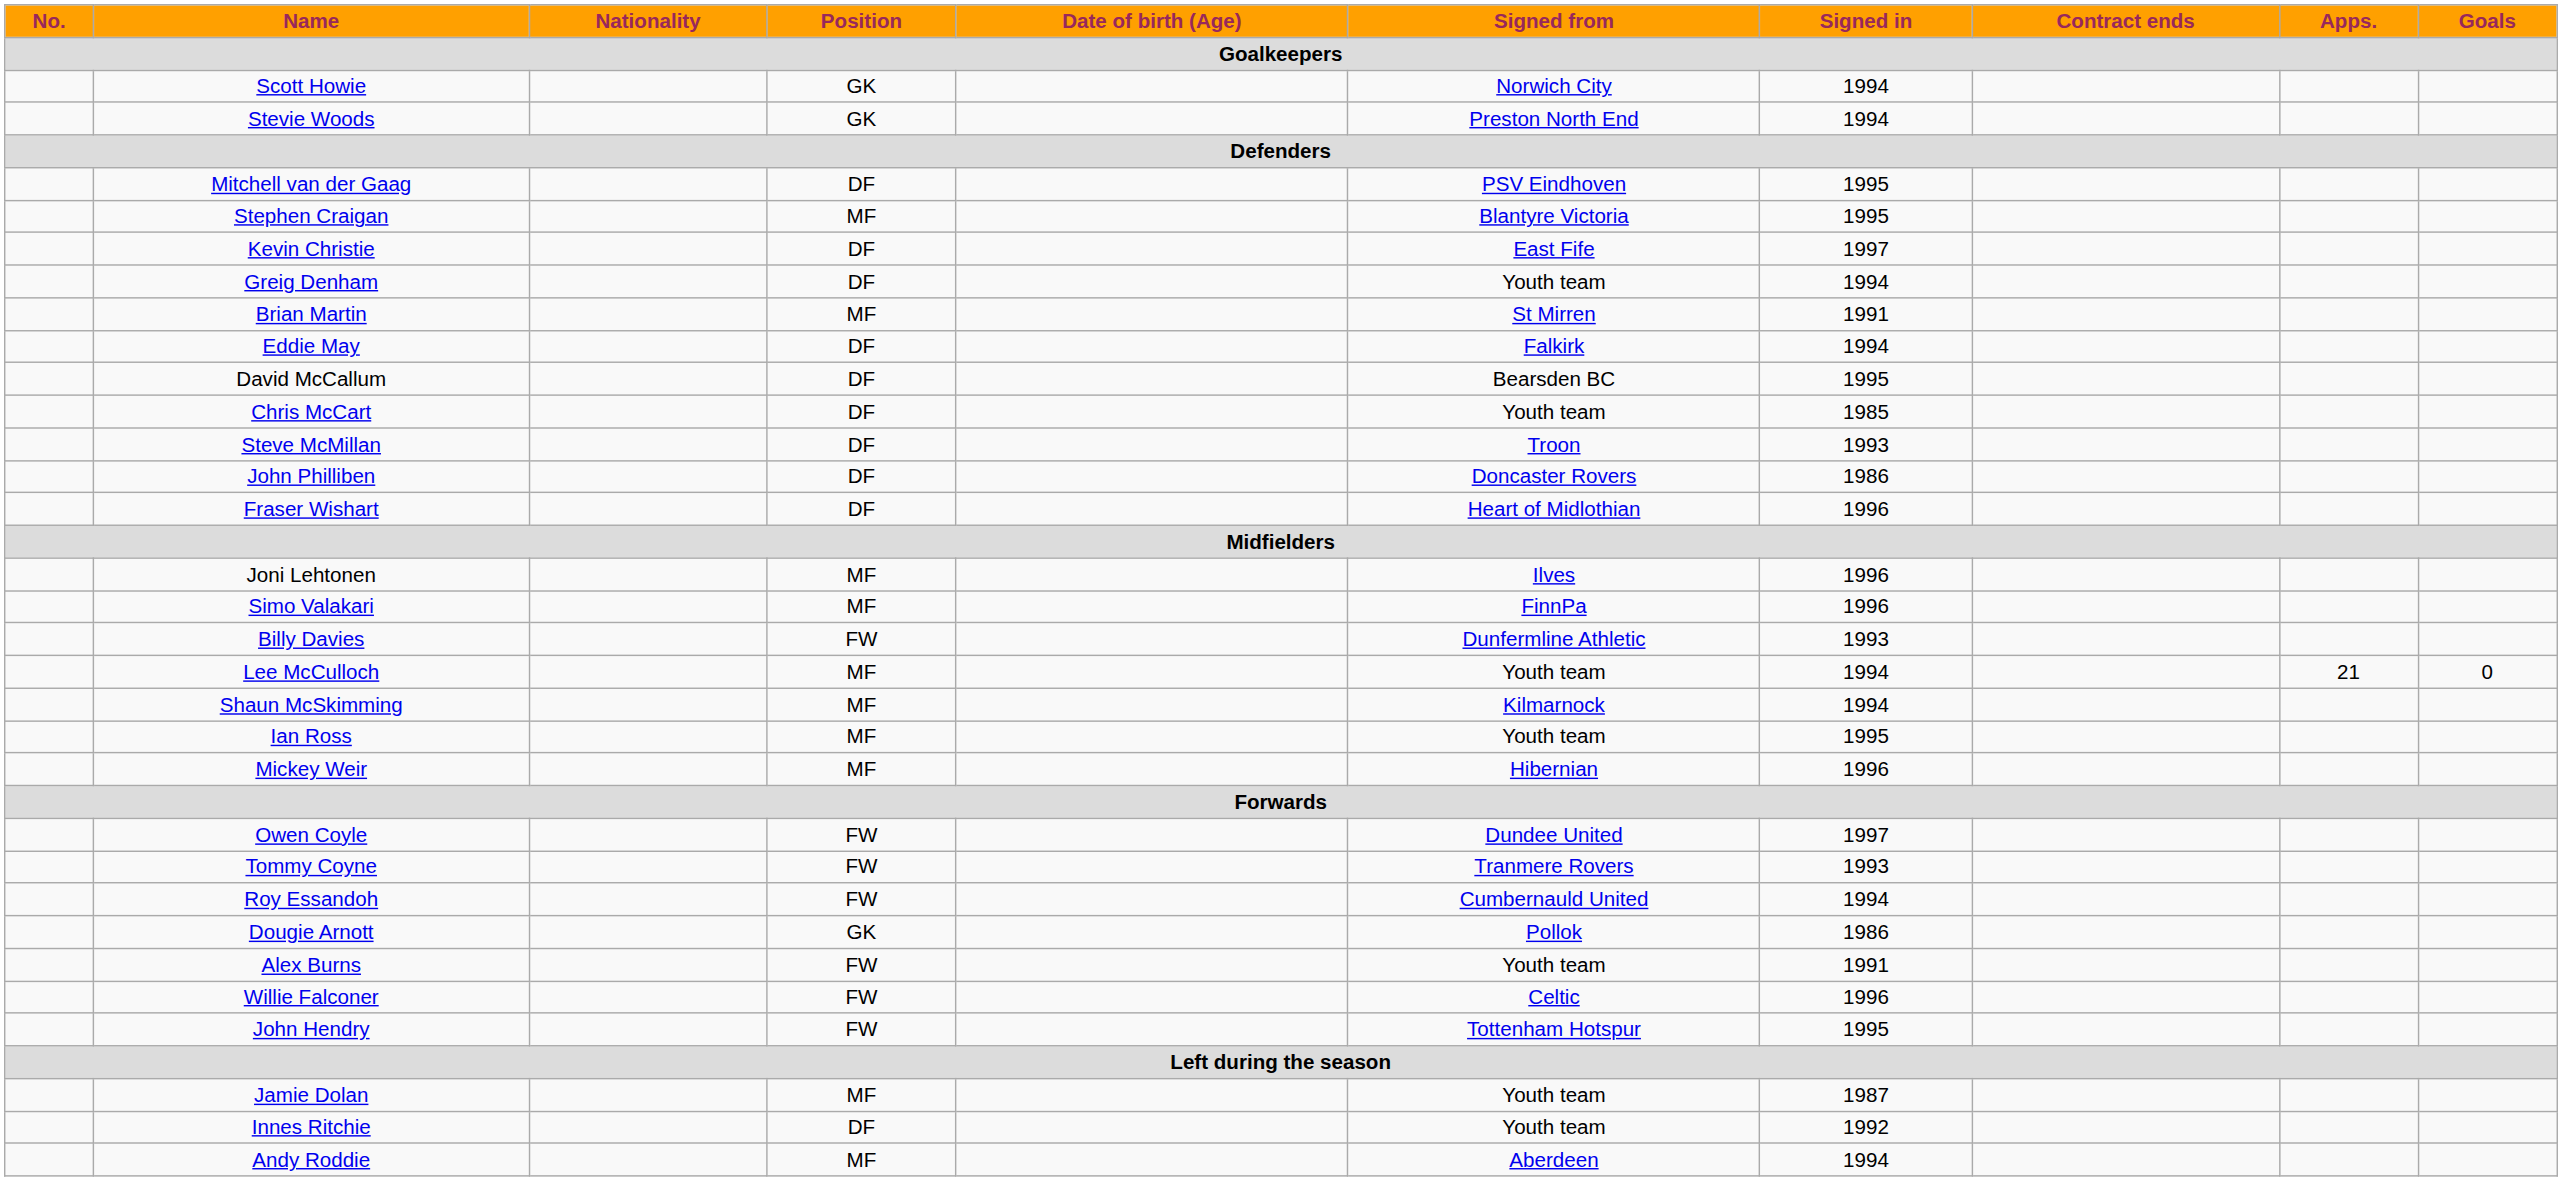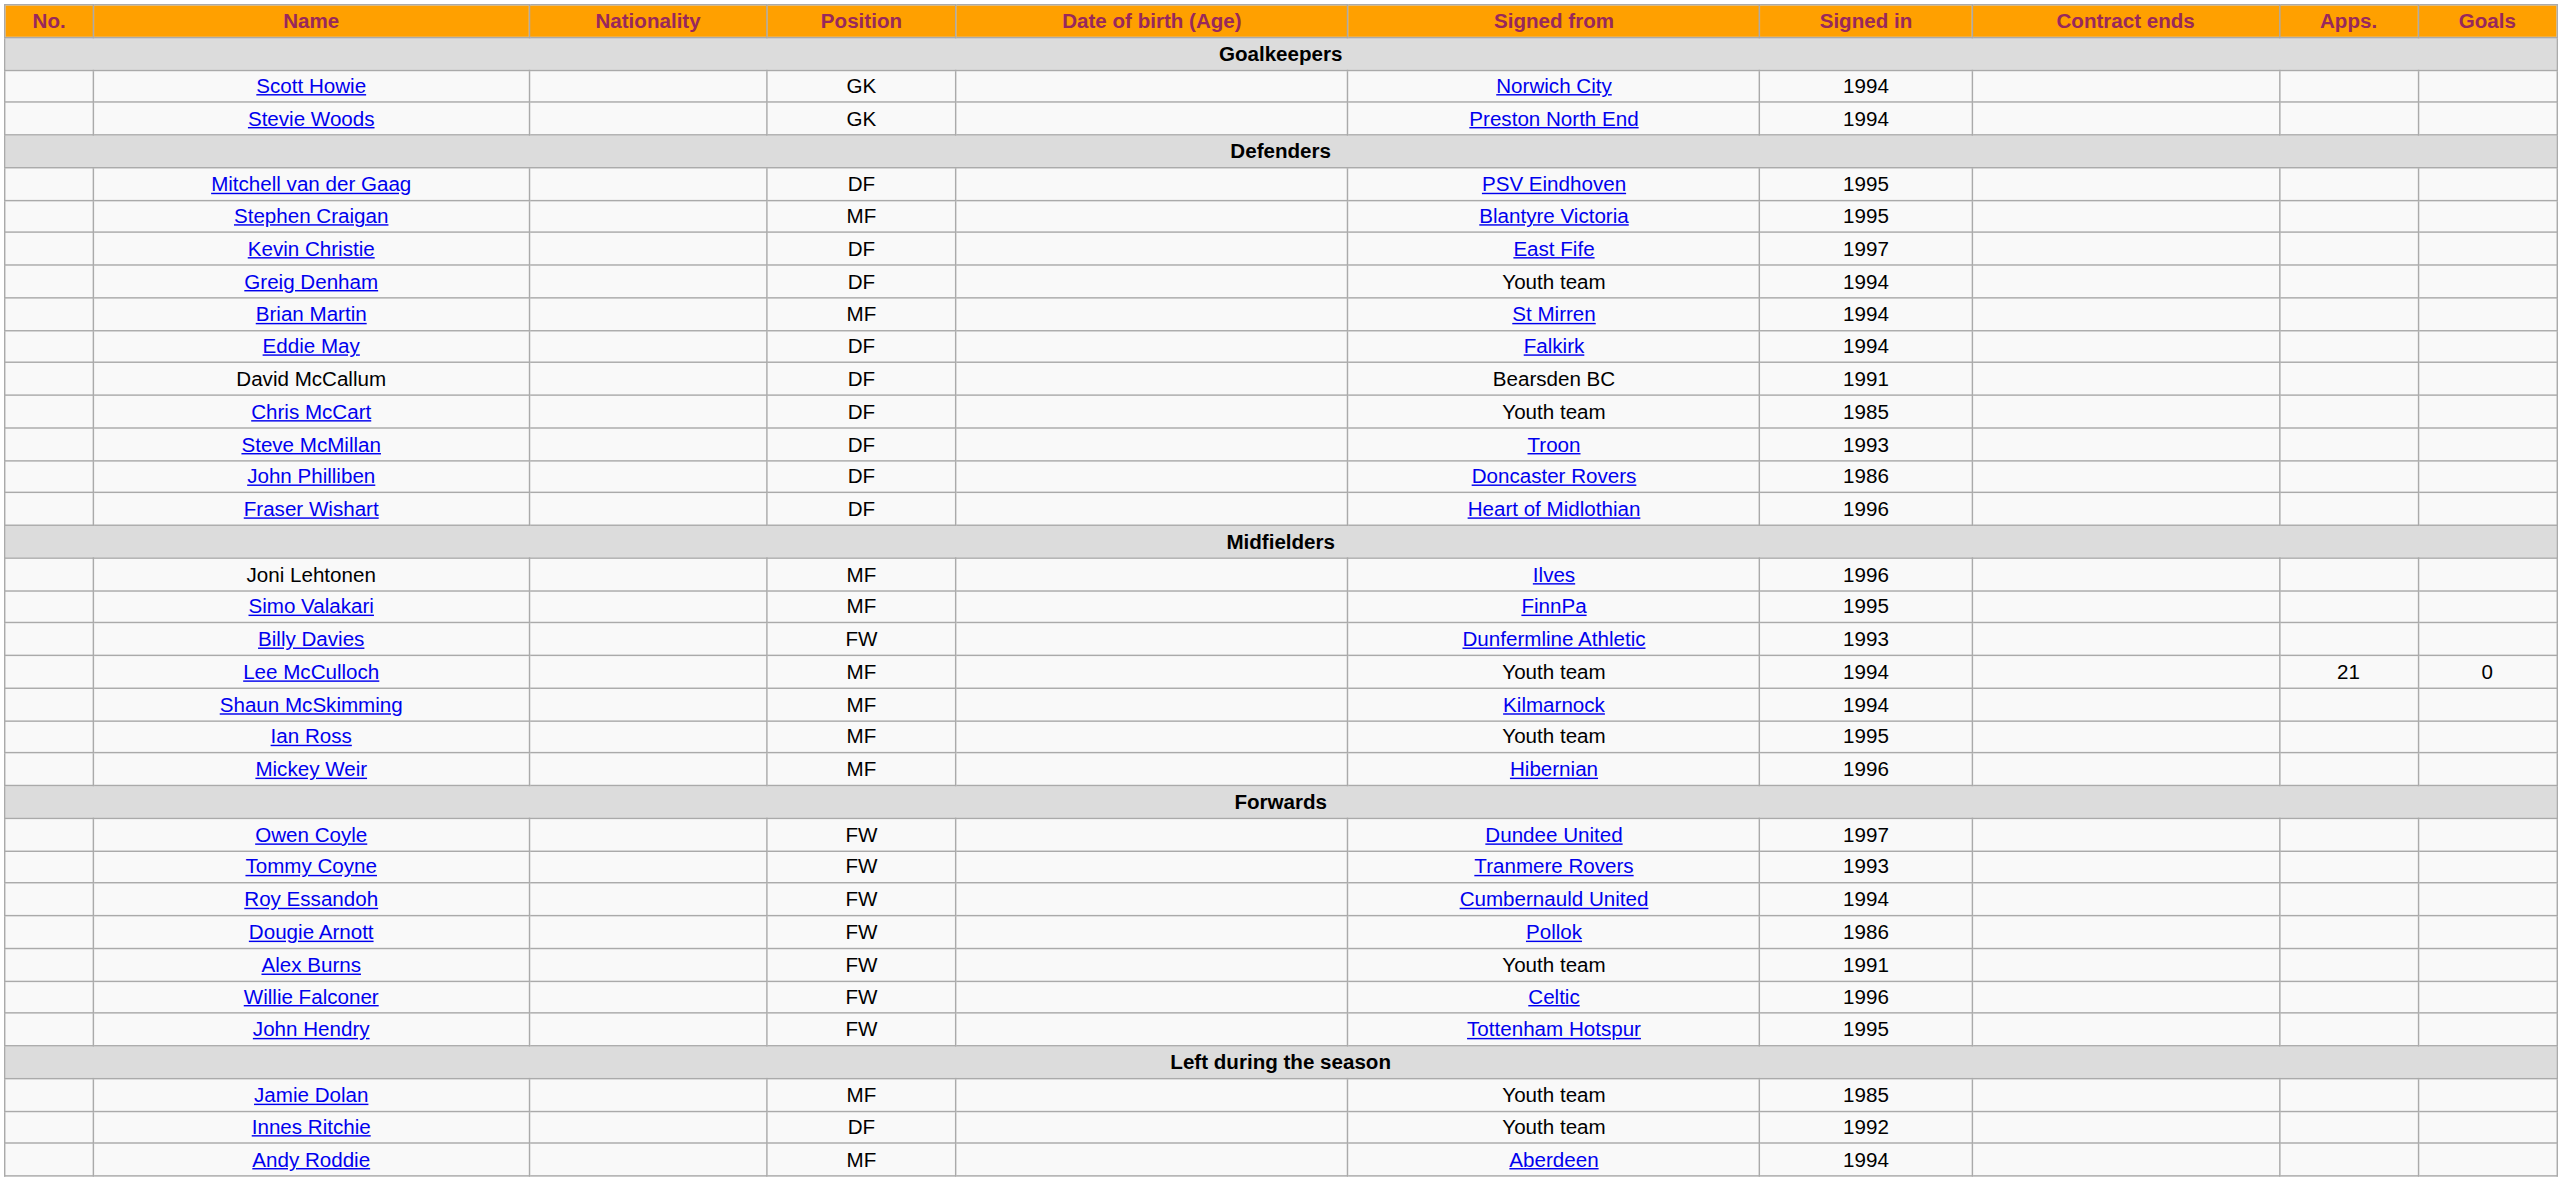(1866, 314) 1991 -> (1866, 314) 1994
(1866, 379) 1995 -> (1866, 379) 1991
(1866, 607) 1996 -> (1866, 607) 1995
(861, 932) GK -> (861, 932) FW
(1866, 1095) 1987 -> (1866, 1095) 1985
